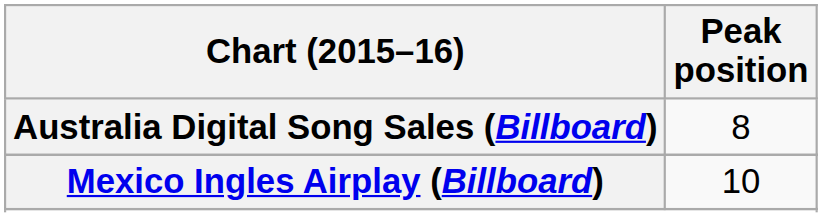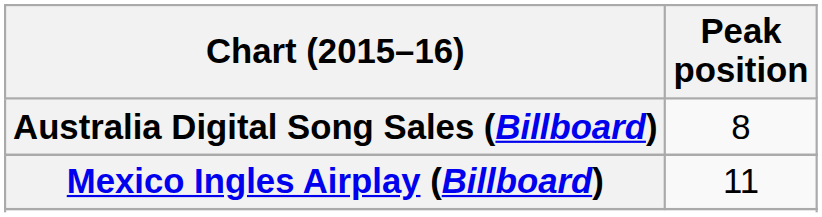(741, 181) 10 -> (741, 181) 11
